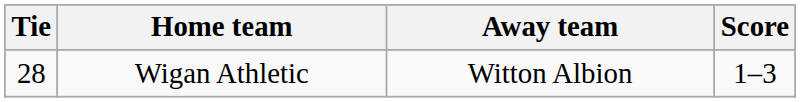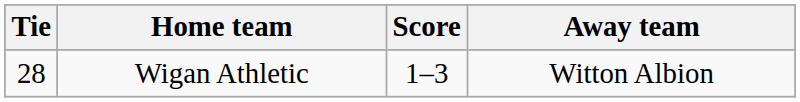columns swapped: (755, 27) <-> (550, 27)
